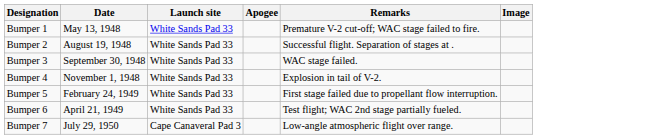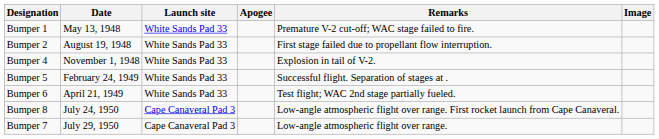(368, 45) Successful flight. Separation of stages at . -> (384, 45) First stage failed due to propellant flow interruption.
- row: (27, 61)
(390, 93) First stage failed due to propellant flow interruption. -> (363, 77) Successful flight. Separation of stages at .
+ row: (27, 110)
